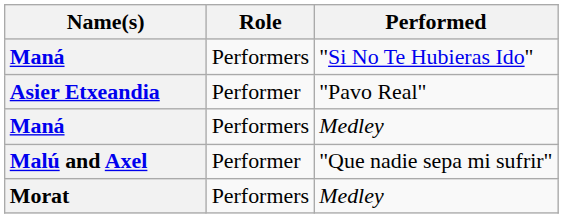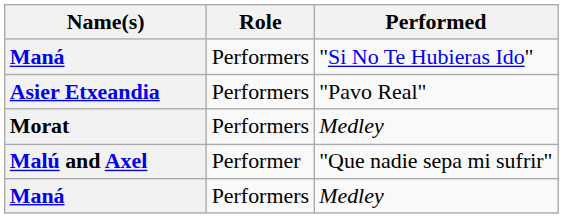(256, 91) Performer -> (260, 91) Performers
rows swapped: (40, 195) <-> (37, 126)
